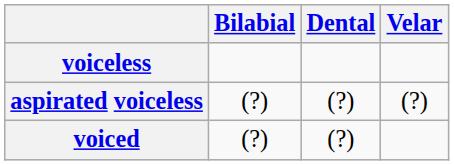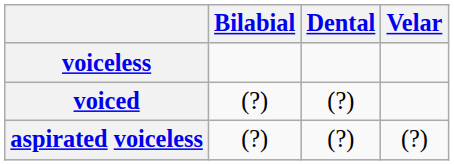rows swapped: (107, 139) <-> (107, 100)
